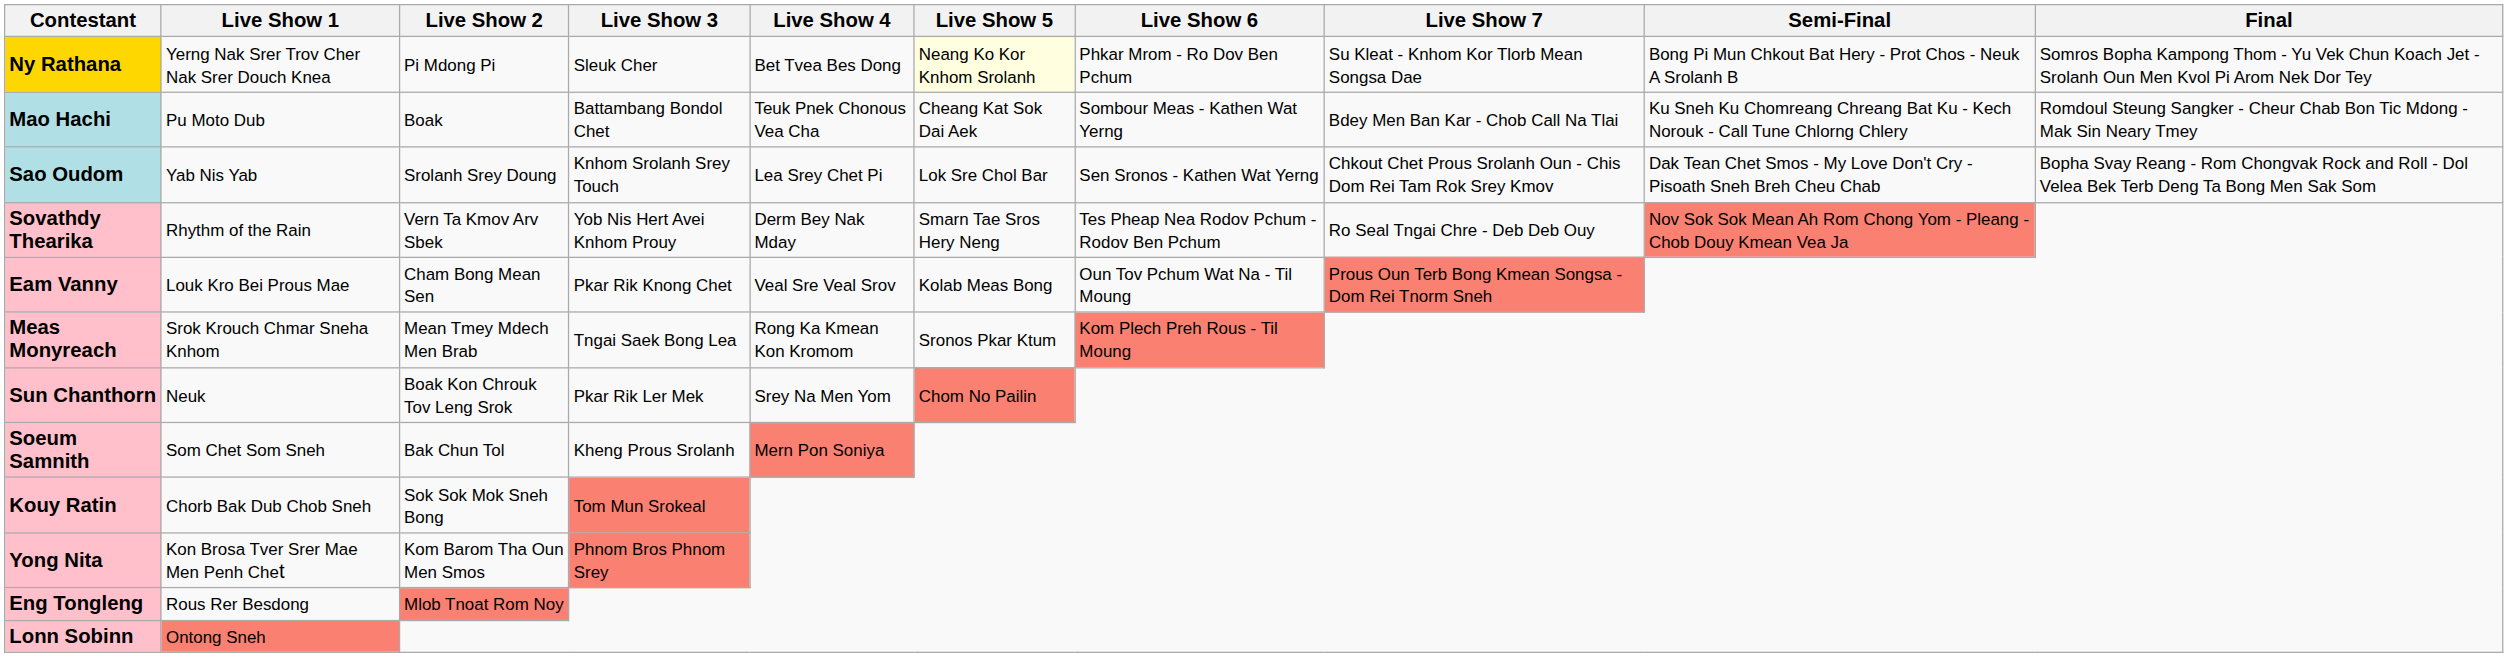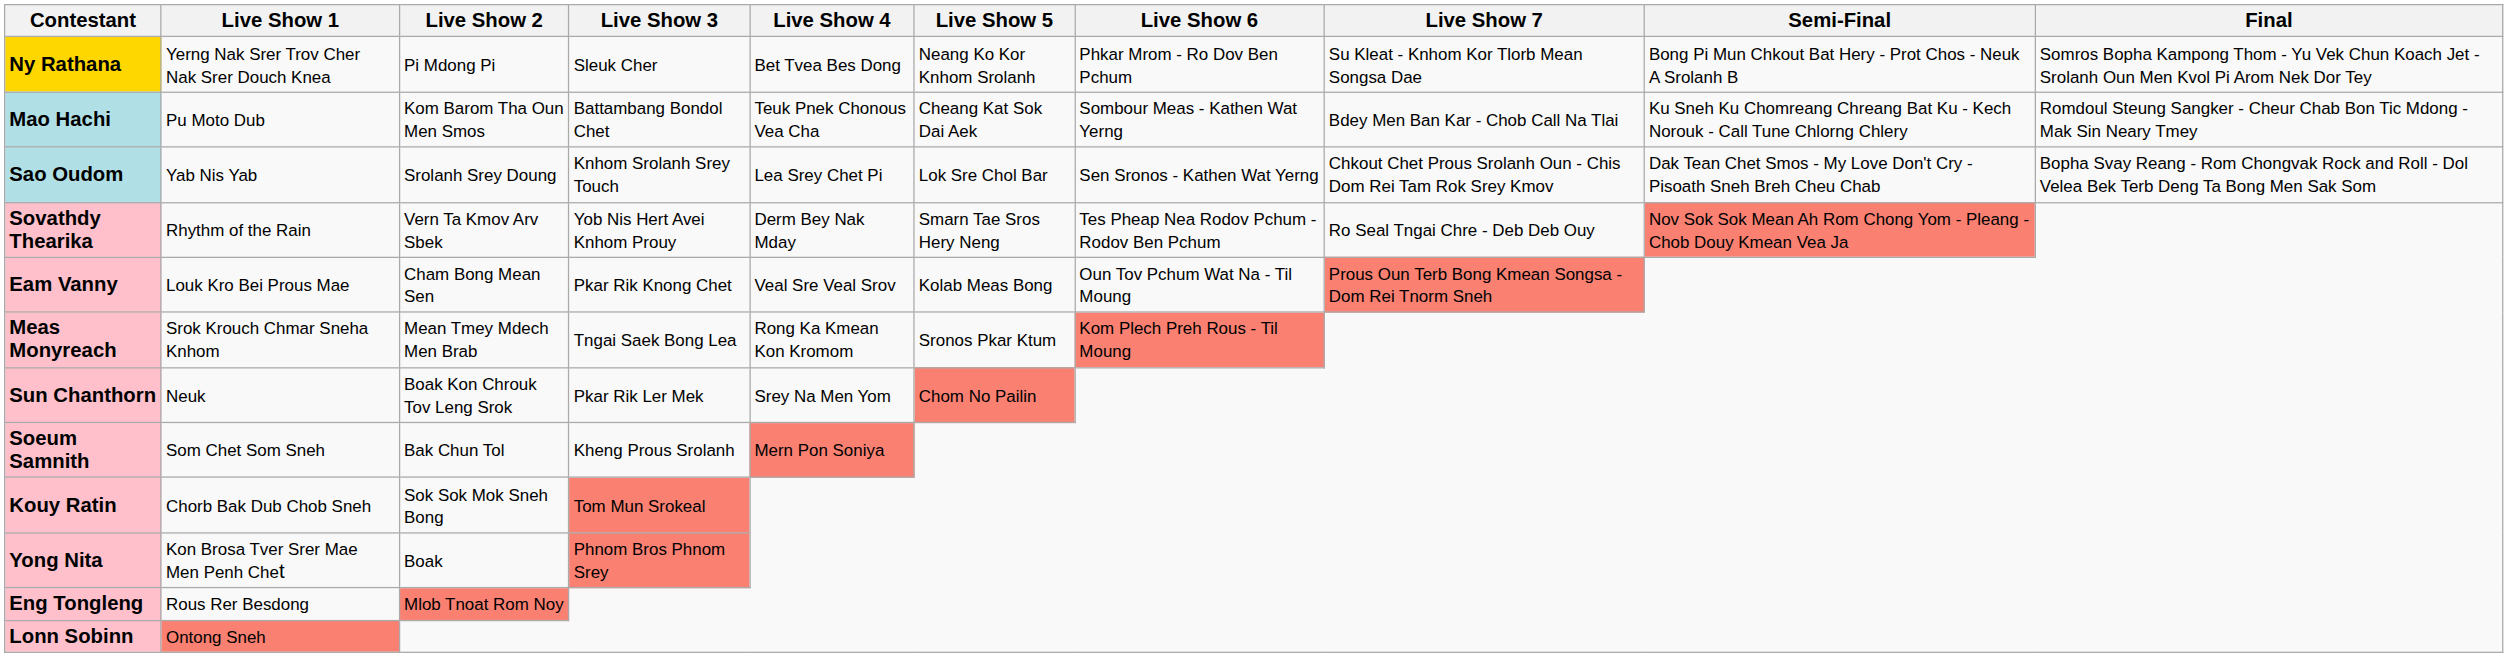(977, 65) lightyellow background -> (977, 65) no background
(423, 120) Boak -> (484, 120) Kom Barom Tha Oun Men Smos
(484, 561) Kom Barom Tha Oun Men Smos -> (423, 561) Boak
